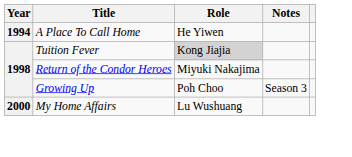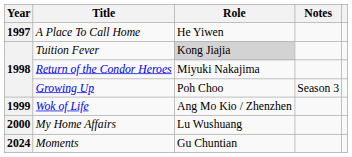(19, 32) 1994 -> (19, 32) 1997
+ row: (62, 106)
+ row: (57, 143)
